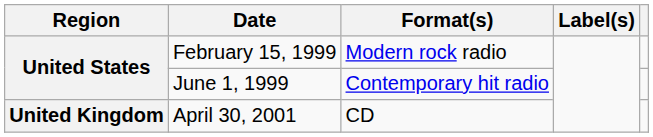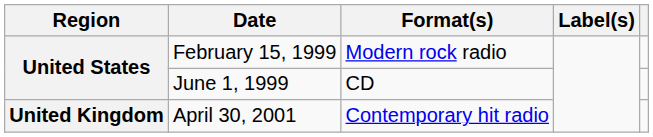(447, 83) Contemporary hit radio -> (360, 83) CD
(360, 115) CD -> (447, 115) Contemporary hit radio
